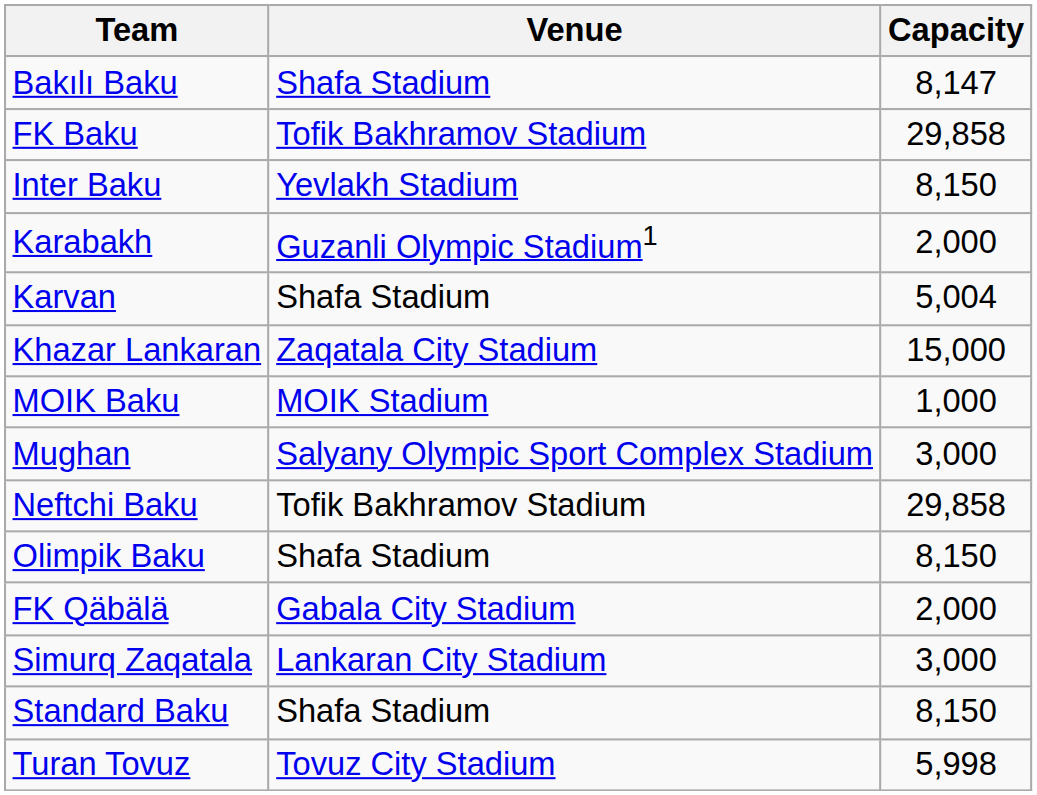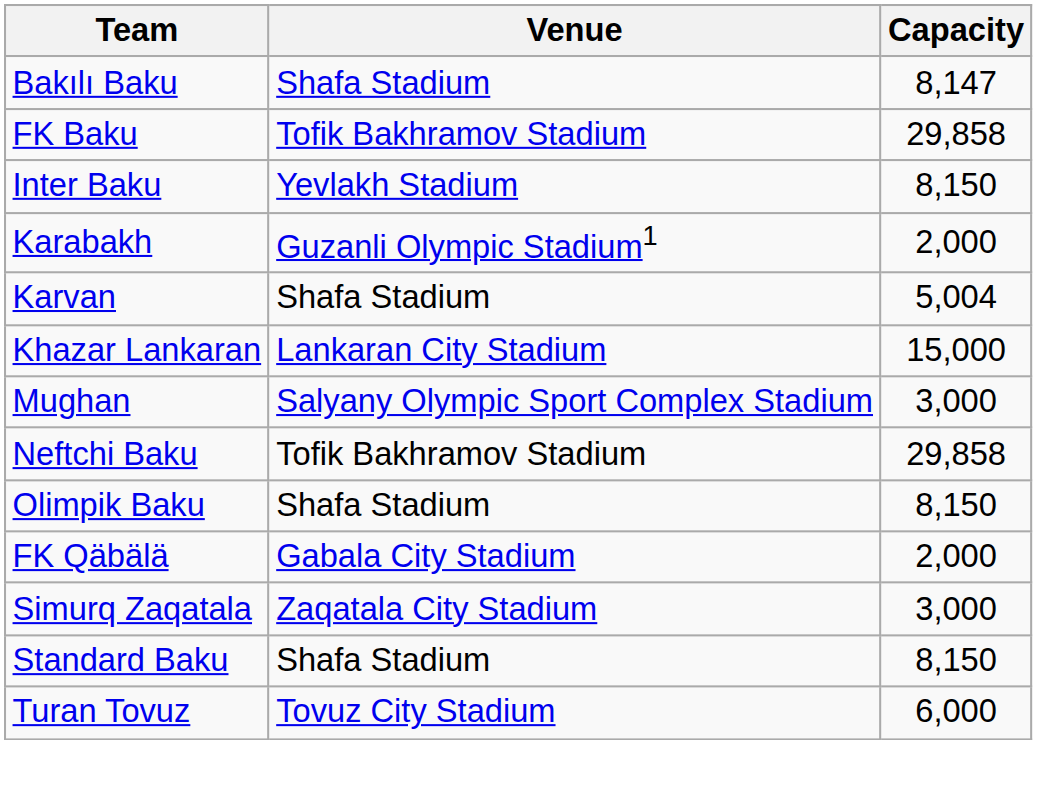(437, 349) Zaqatala City Stadium -> (441, 349) Lankaran City Stadium
- row: (96, 401)
(441, 660) Lankaran City Stadium -> (437, 608) Zaqatala City Stadium
(956, 763) 5,998 -> (956, 712) 6,000
